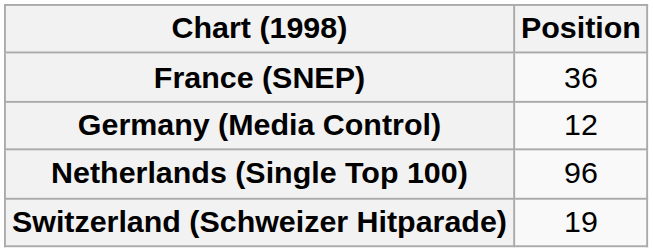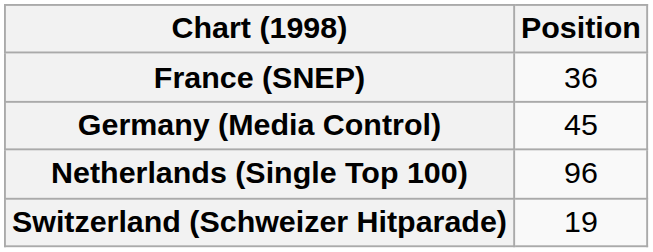(581, 125) 12 -> (581, 125) 45
